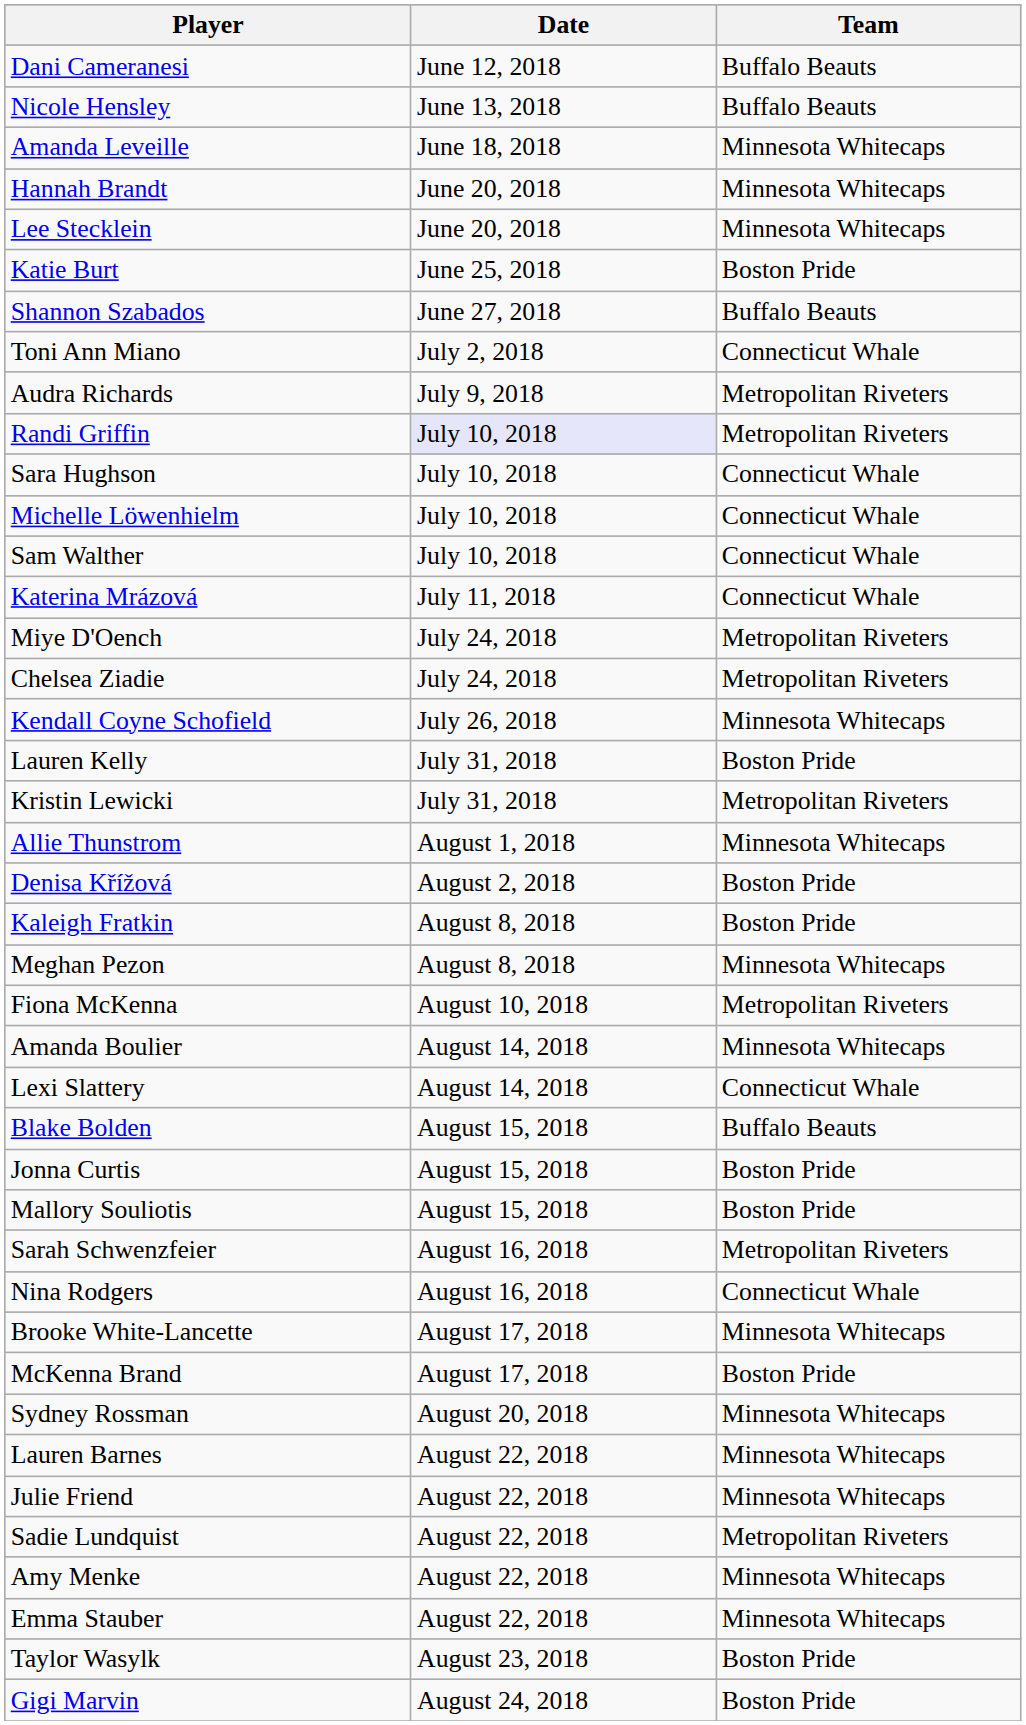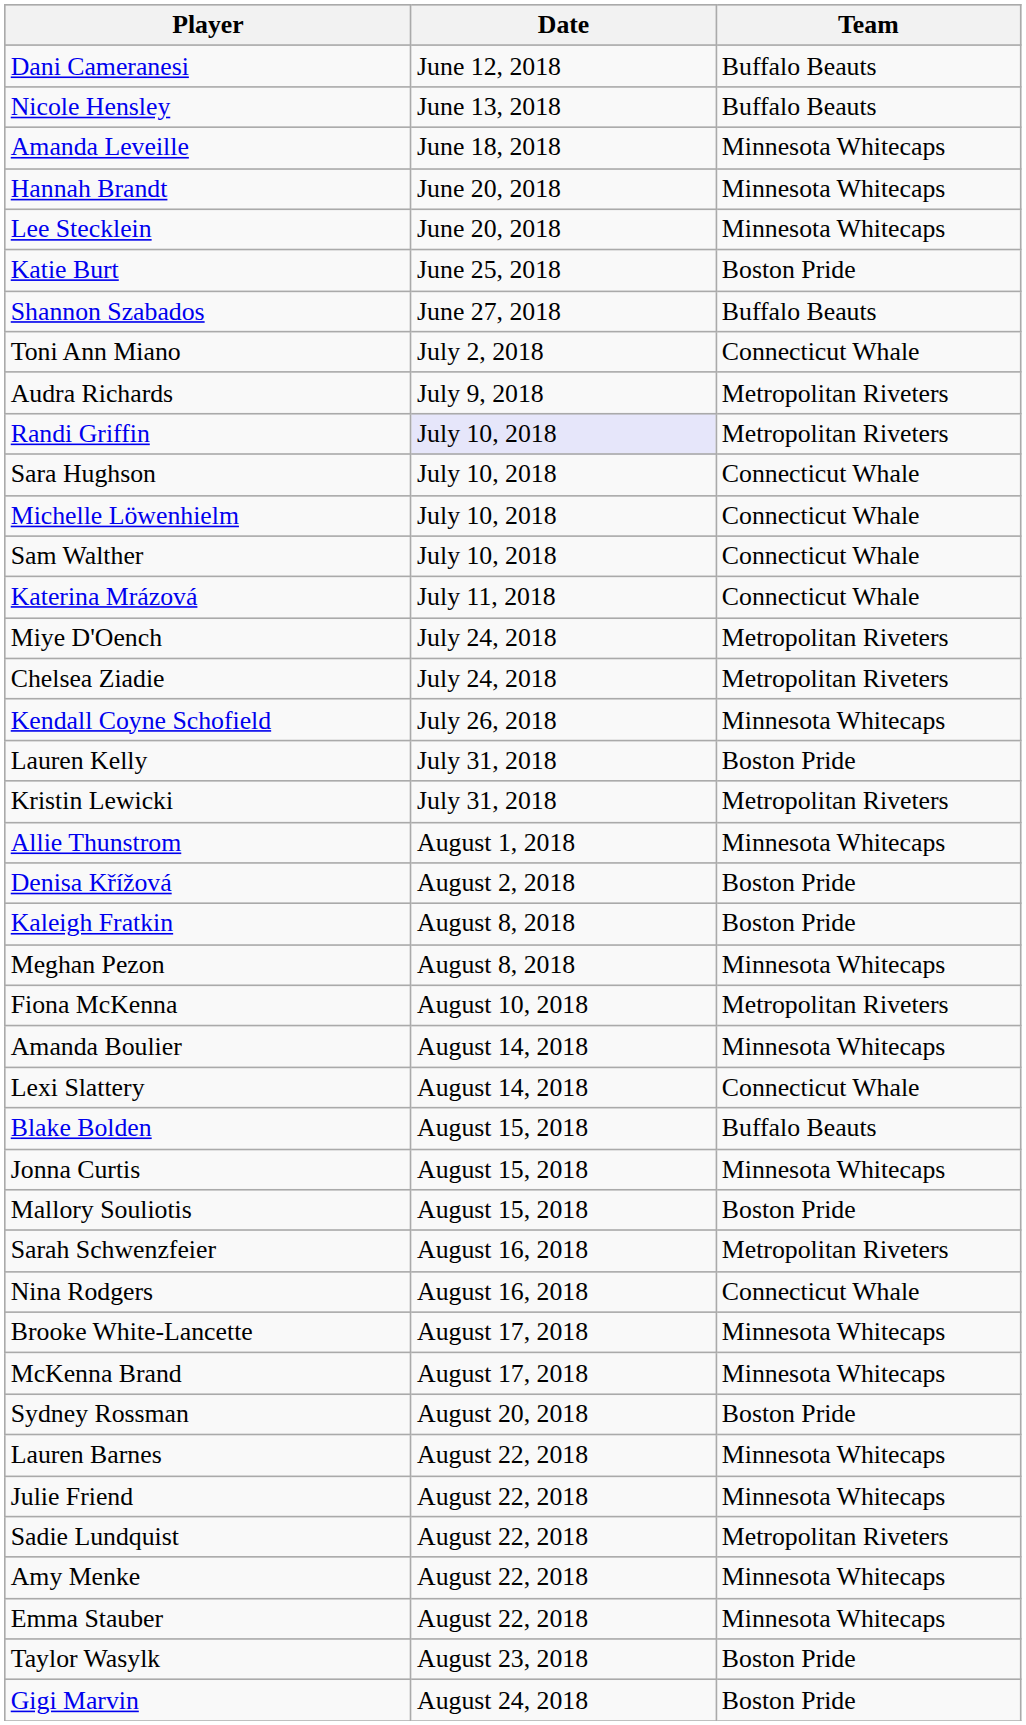(789, 1168) Boston Pride -> (834, 1168) Minnesota Whitecaps
(789, 1373) Boston Pride -> (834, 1373) Minnesota Whitecaps
(834, 1413) Minnesota Whitecaps -> (789, 1413) Boston Pride
